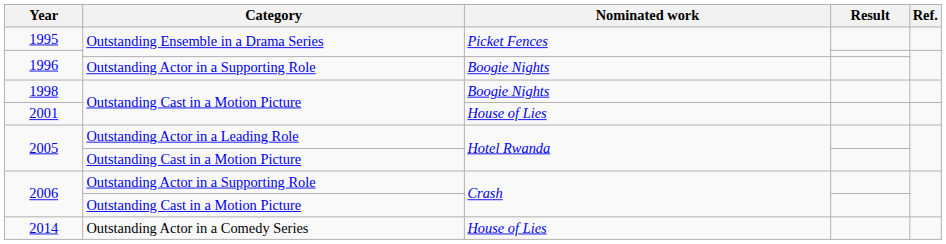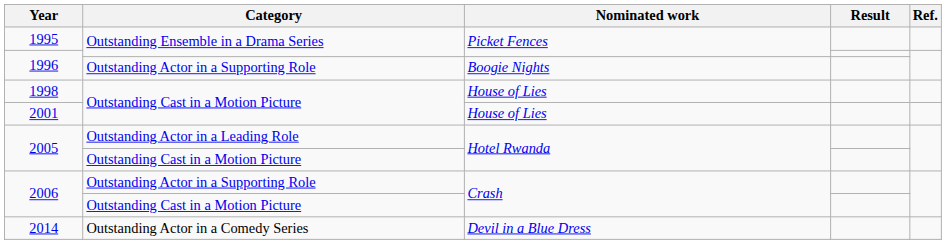(508, 91) Boogie Nights -> (507, 91) House of Lies
(507, 228) House of Lies -> (529, 228) Devil in a Blue Dress
